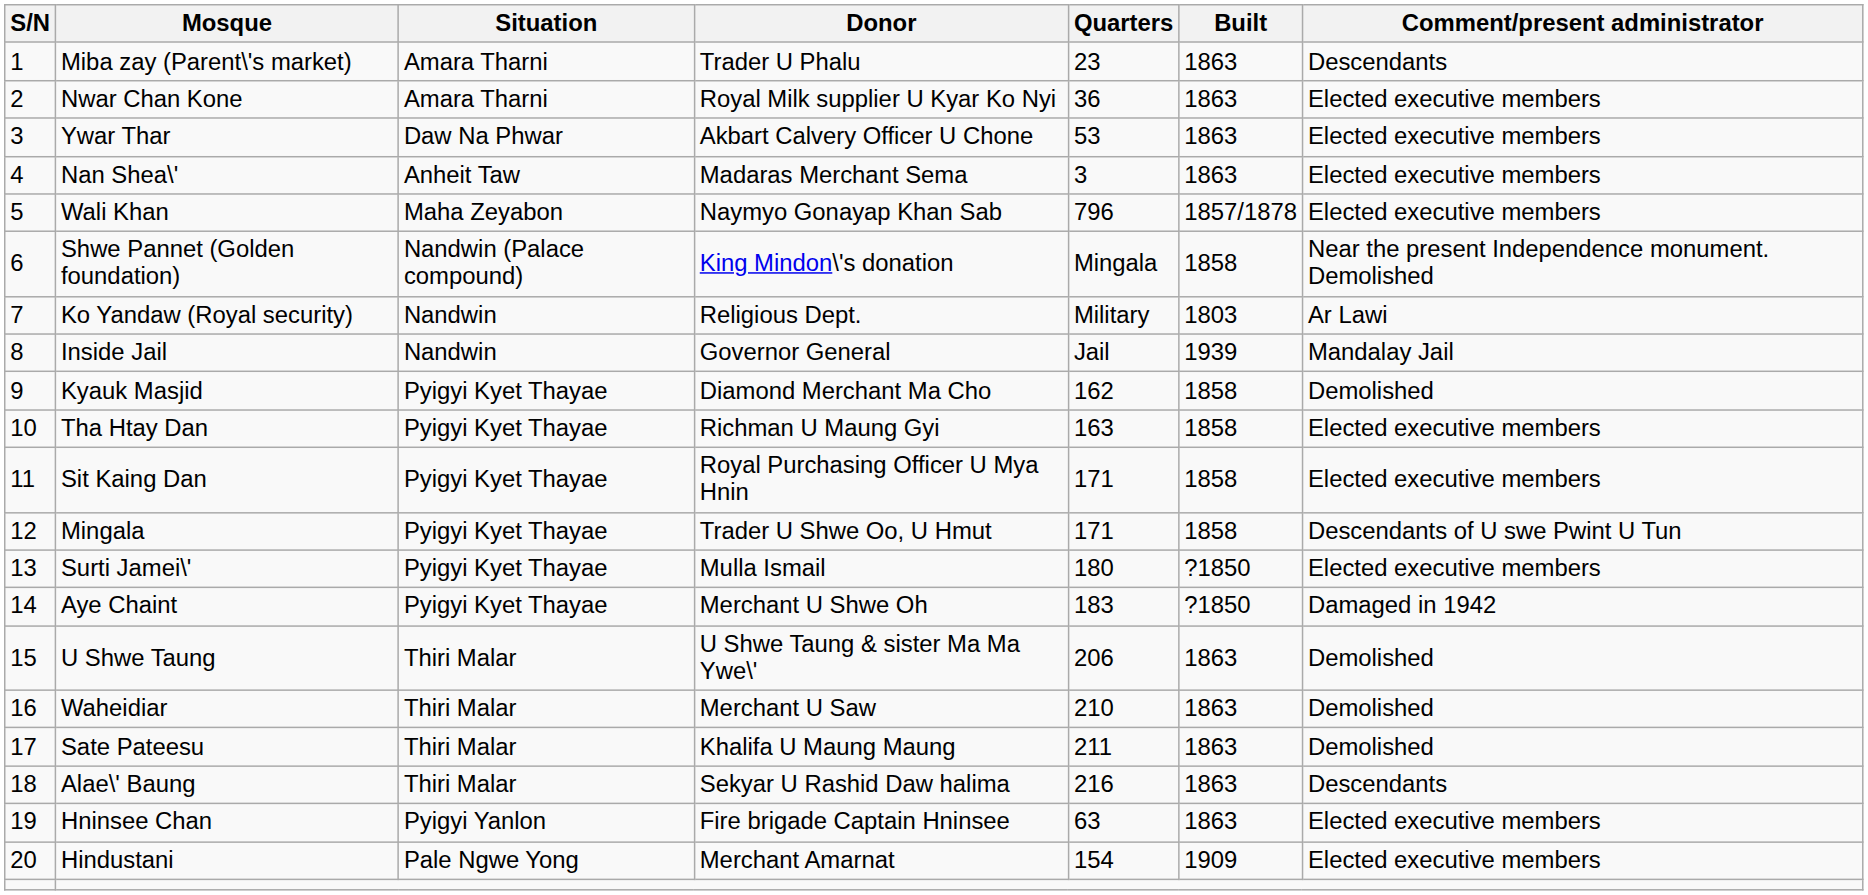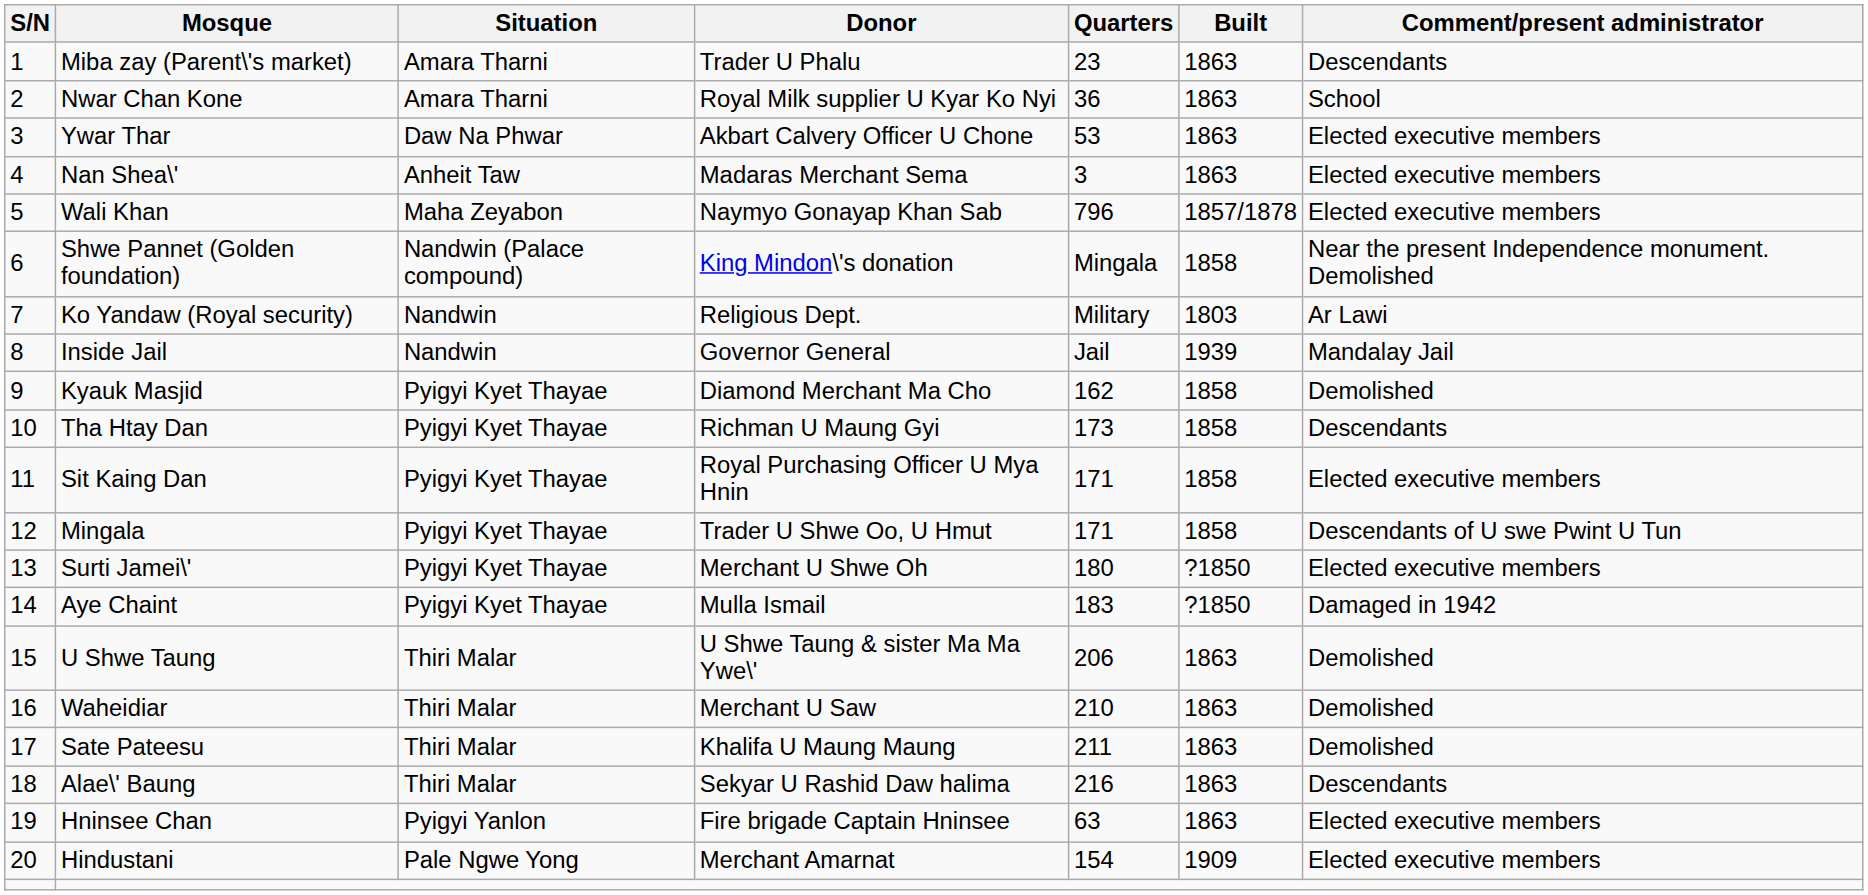(1454, 99) Elected executive members -> (1344, 99) School
(1094, 428) 163 -> (1094, 428) 173
(1454, 428) Elected executive members -> (1378, 428) Descendants
(763, 568) Mulla Ismail -> (814, 568) Merchant U Shwe Oh
(814, 606) Merchant U Shwe Oh -> (763, 606) Mulla Ismail
